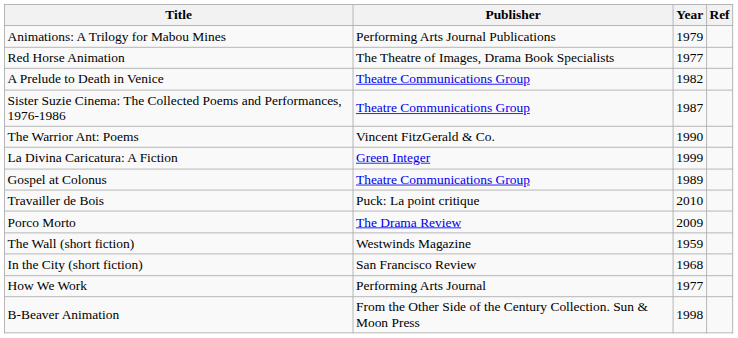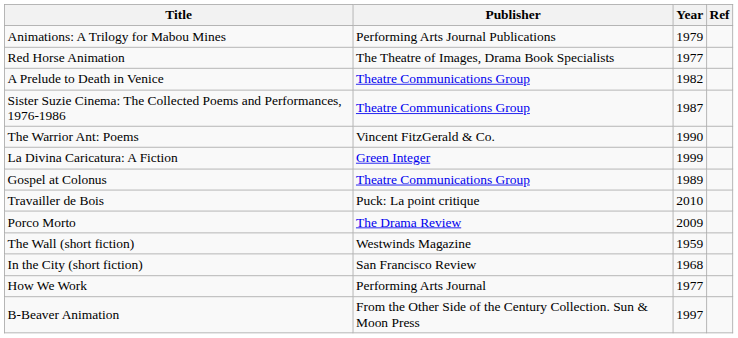(690, 314) 1998 -> (690, 314) 1997
